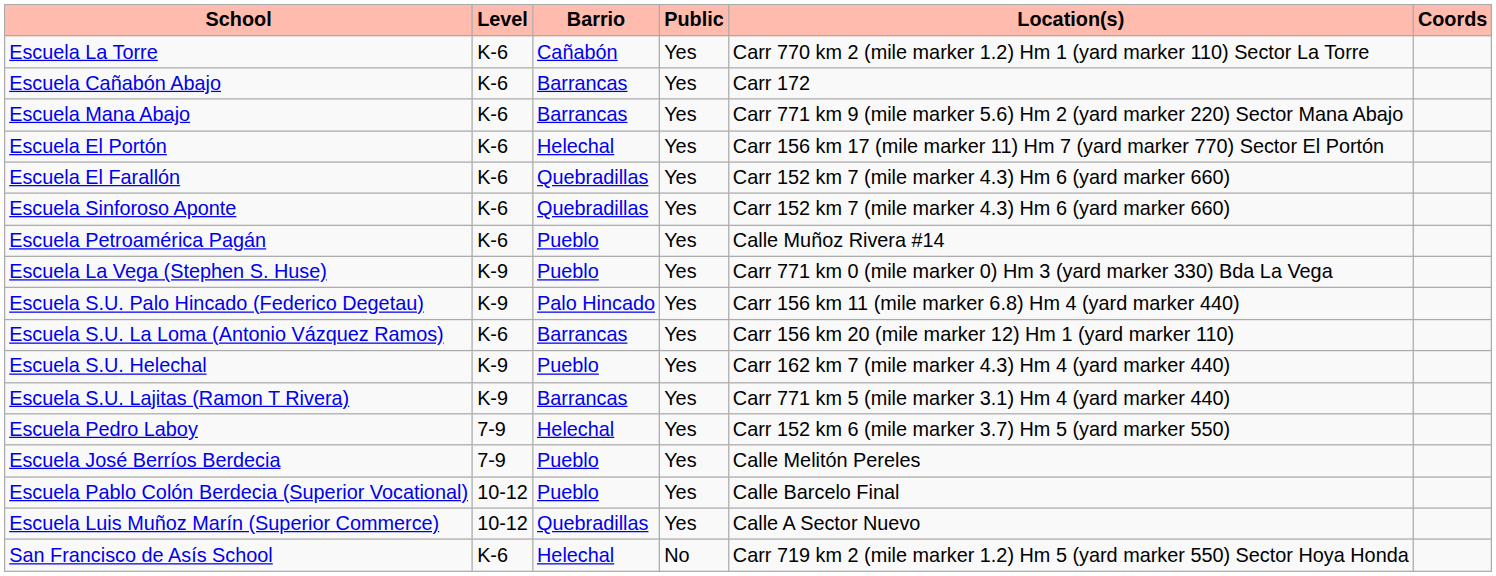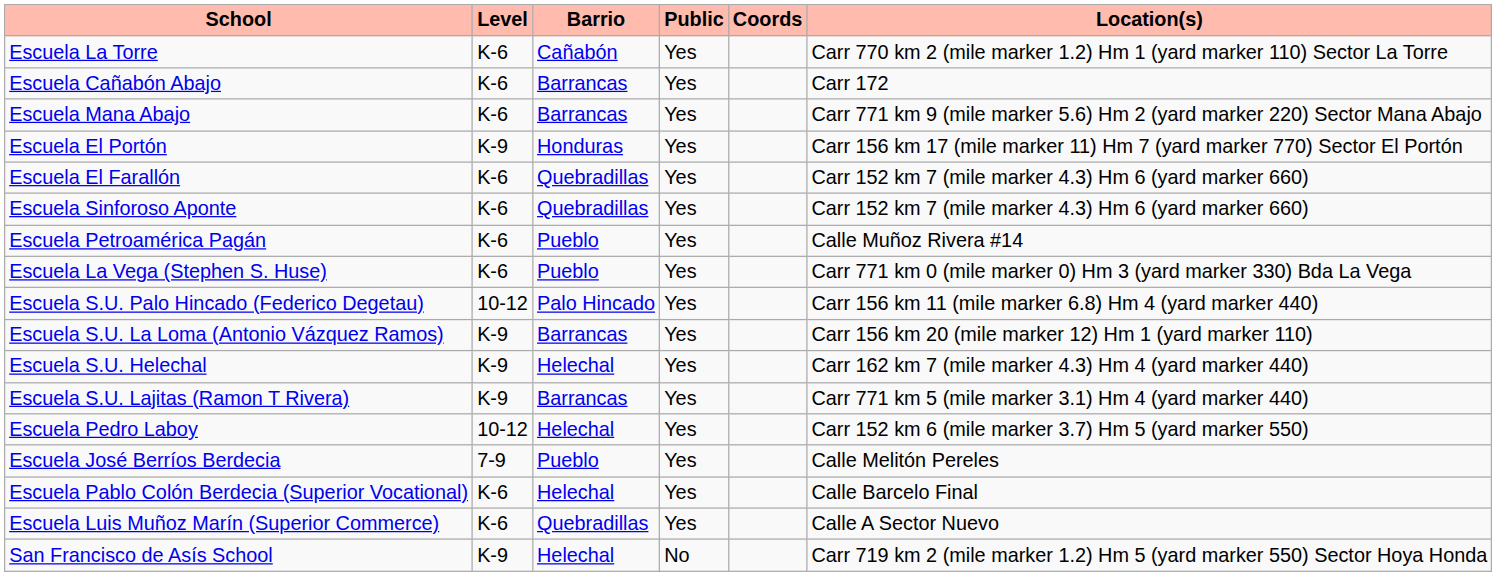columns swapped: (1071, 20) <-> (1453, 20)
(493, 146) K-6 -> (493, 146) K-9
(576, 146) Helechal -> (580, 146) Honduras
(493, 271) K-9 -> (493, 271) K-6
(493, 303) K-9 -> (503, 303) 10-12
(493, 334) K-6 -> (493, 334) K-9
(568, 366) Pueblo -> (576, 366) Helechal
(491, 429) 7-9 -> (503, 429) 10-12
(503, 492) 10-12 -> (493, 492) K-6
(568, 492) Pueblo -> (576, 492) Helechal
(503, 523) 10-12 -> (493, 523) K-6
(493, 555) K-6 -> (493, 555) K-9
